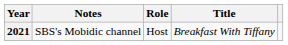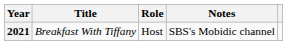columns swapped: (224, 13) <-> (88, 13)
